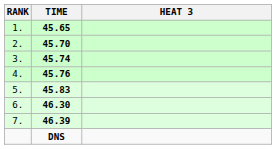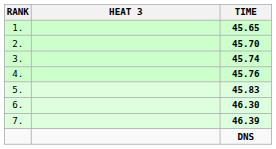columns swapped: (176, 12) <-> (56, 12)
